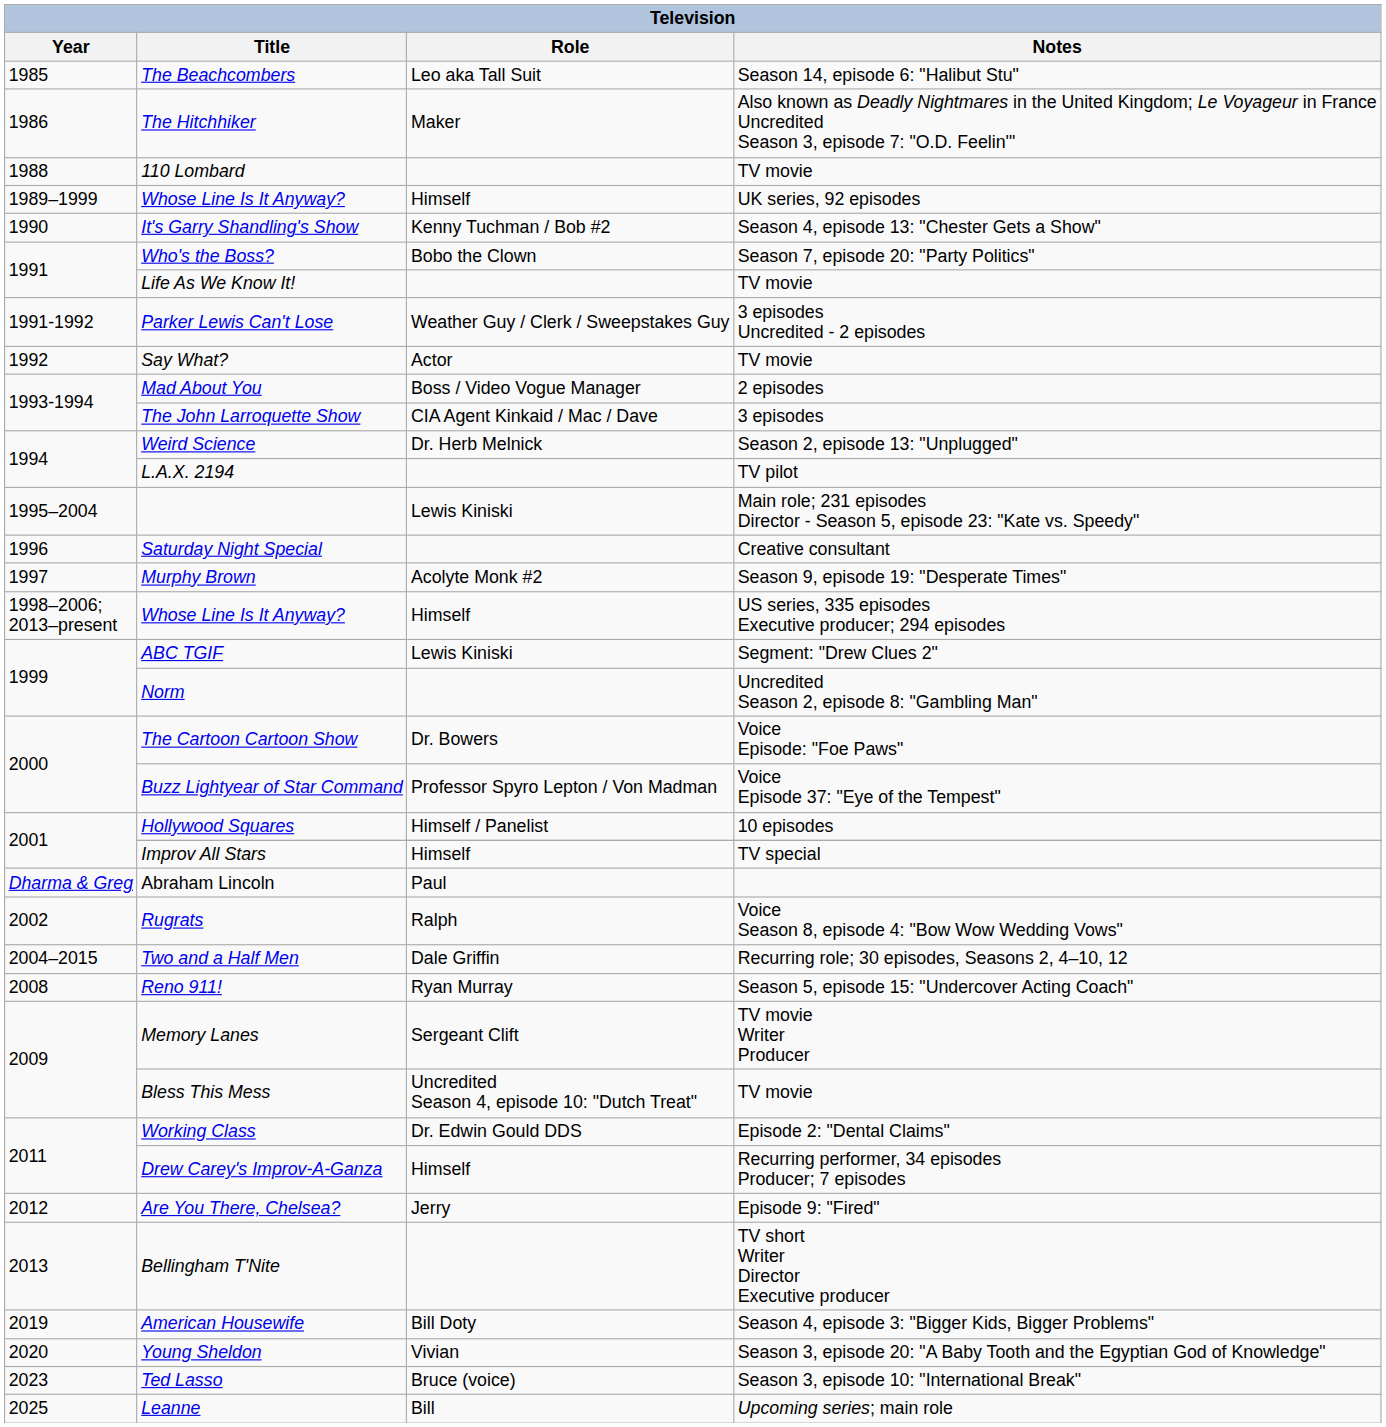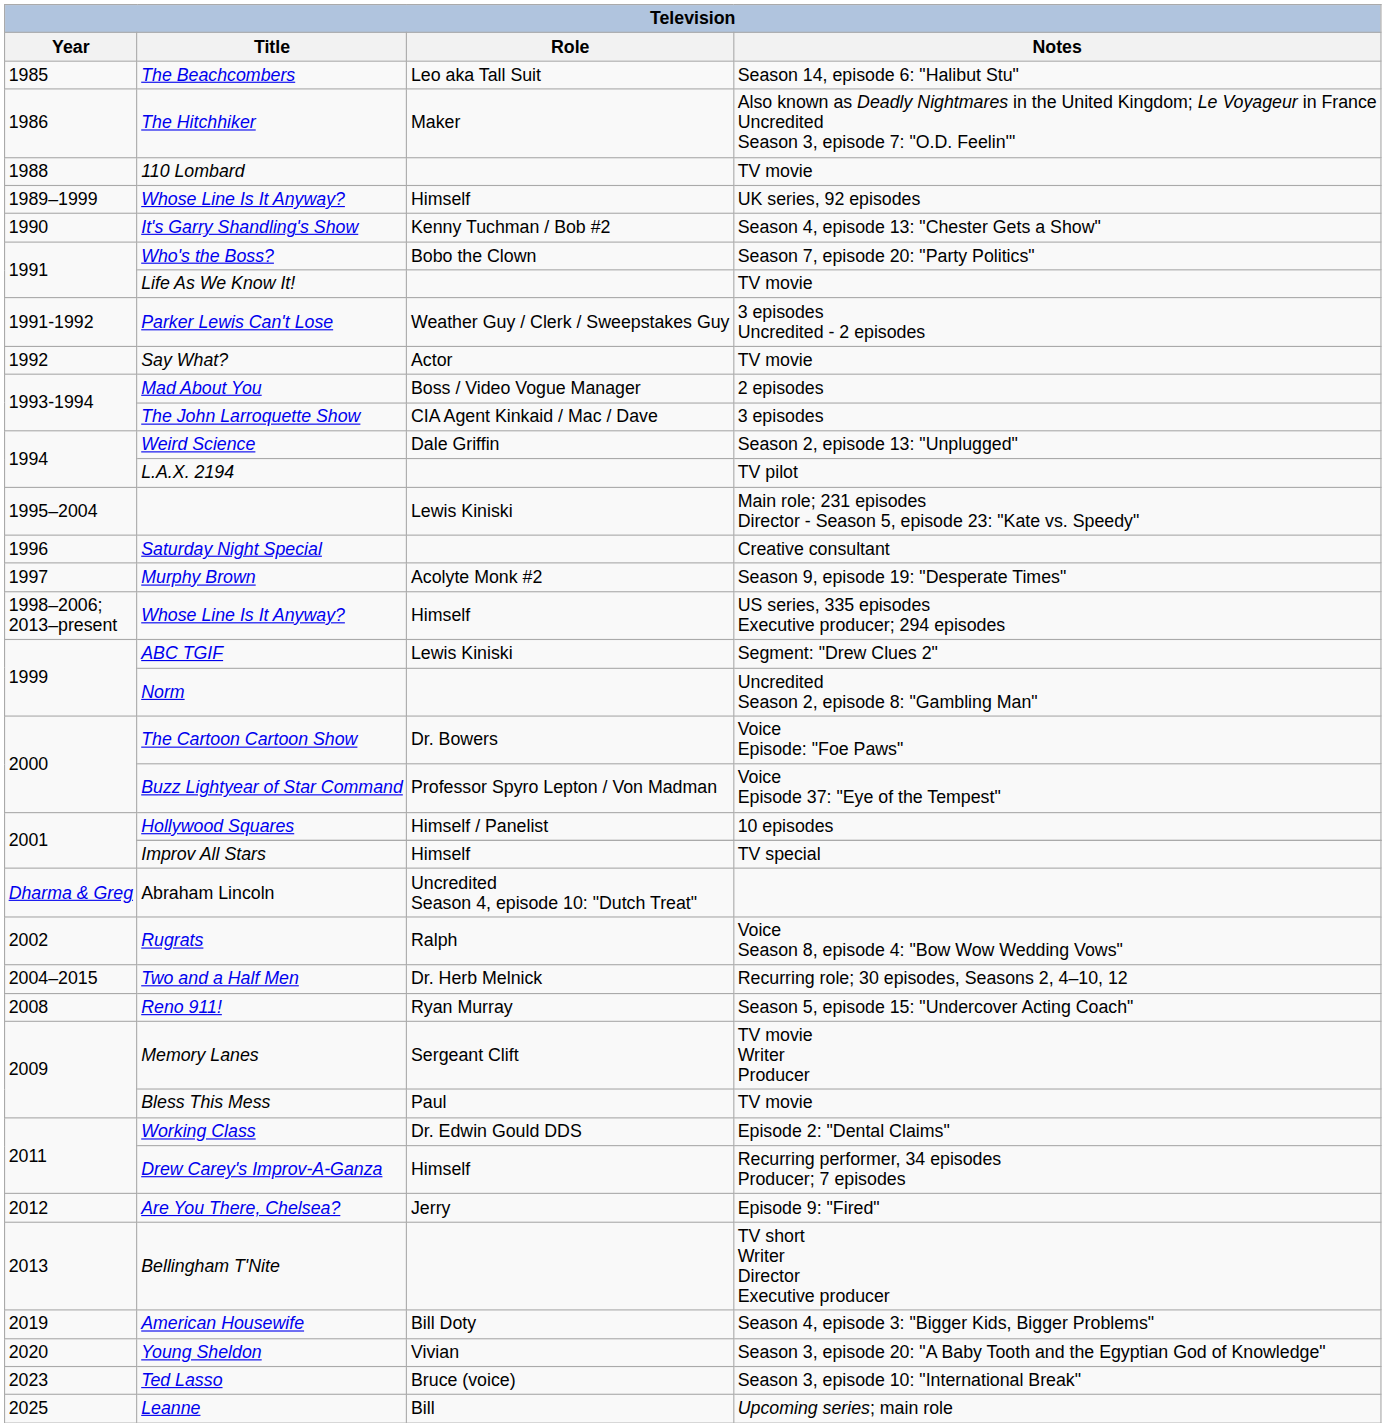(477, 444) Dr. Herb Melnick -> (455, 444) Dale Griffin
(429, 882) Paul -> (554, 892) Uncredited Season 4, episode 10: "Dutch Treat"
(455, 958) Dale Griffin -> (477, 978) Dr. Herb Melnick
(554, 1093) Uncredited Season 4, episode 10: "Dutch Treat" -> (429, 1103) Paul
